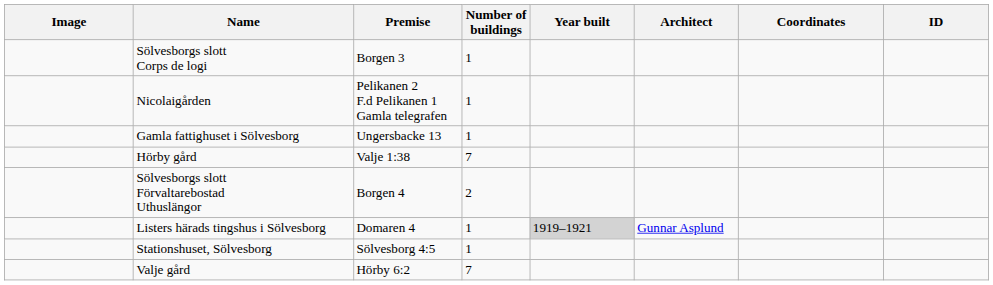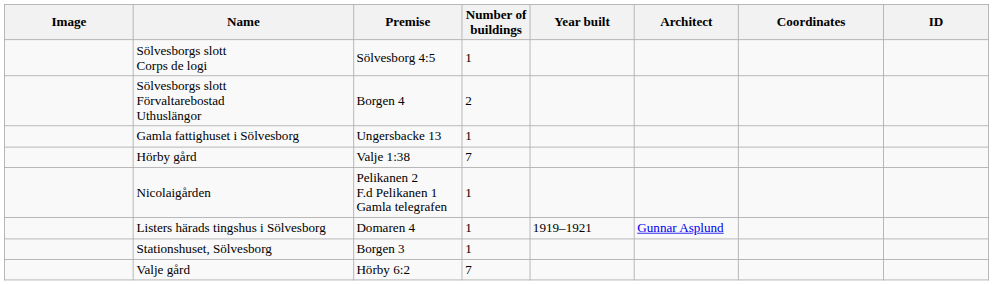(380, 57) Borgen 3 -> (396, 57) Sölvesborg 4:5
rows swapped: (181, 192) <-> (174, 100)
(562, 228) lightgrey background -> (562, 228) no background
(396, 249) Sölvesborg 4:5 -> (380, 249) Borgen 3
